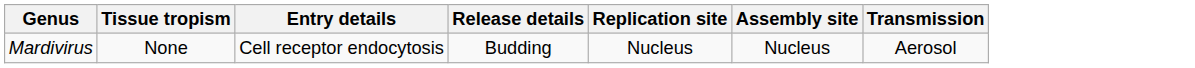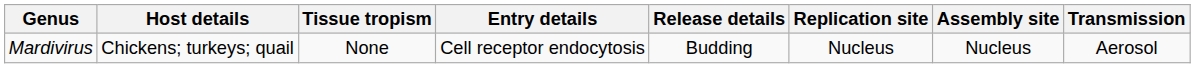+ column: (198, 18)
